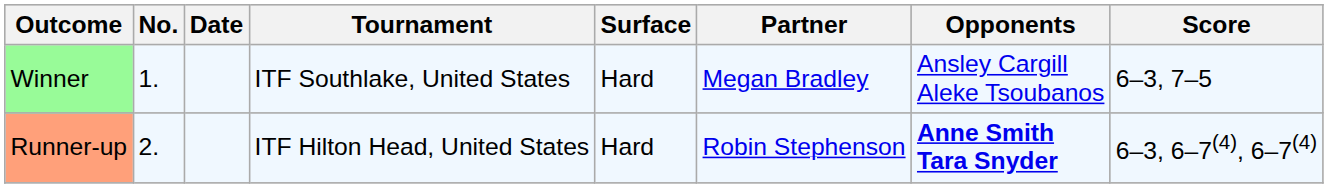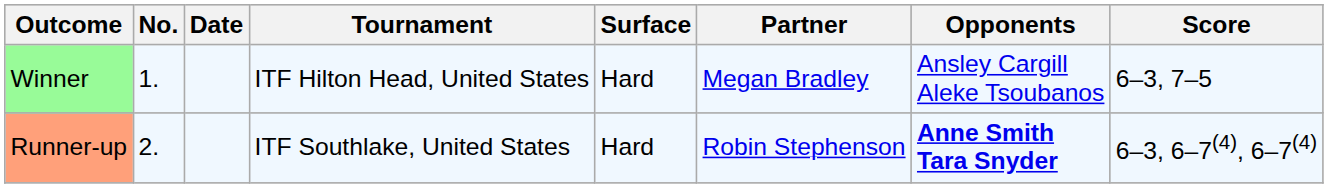(412, 78) ITF Southlake, United States -> (422, 78) ITF Hilton Head, United States
(422, 147) ITF Hilton Head, United States -> (412, 147) ITF Southlake, United States
